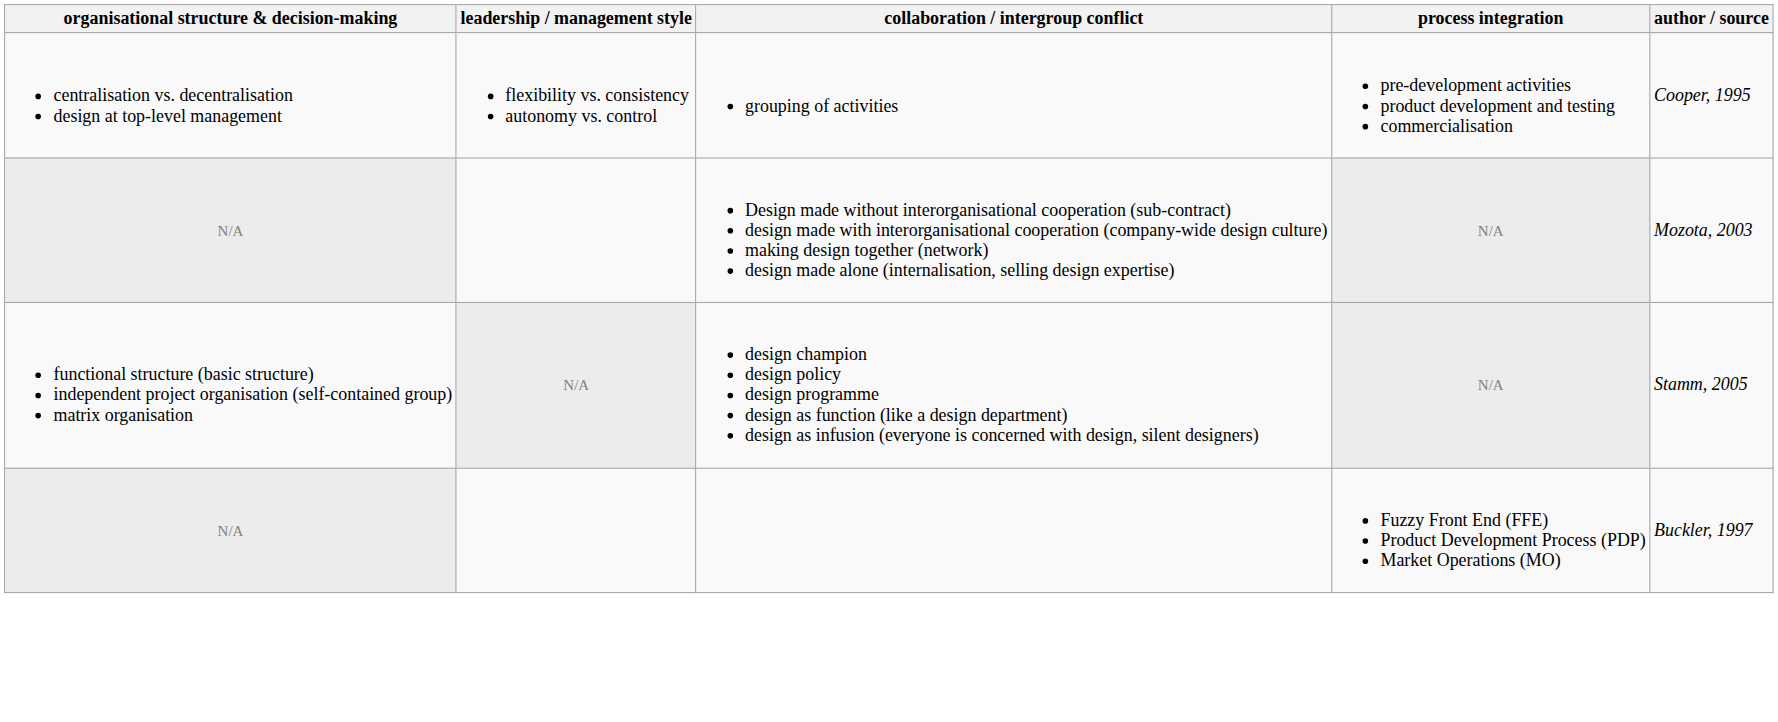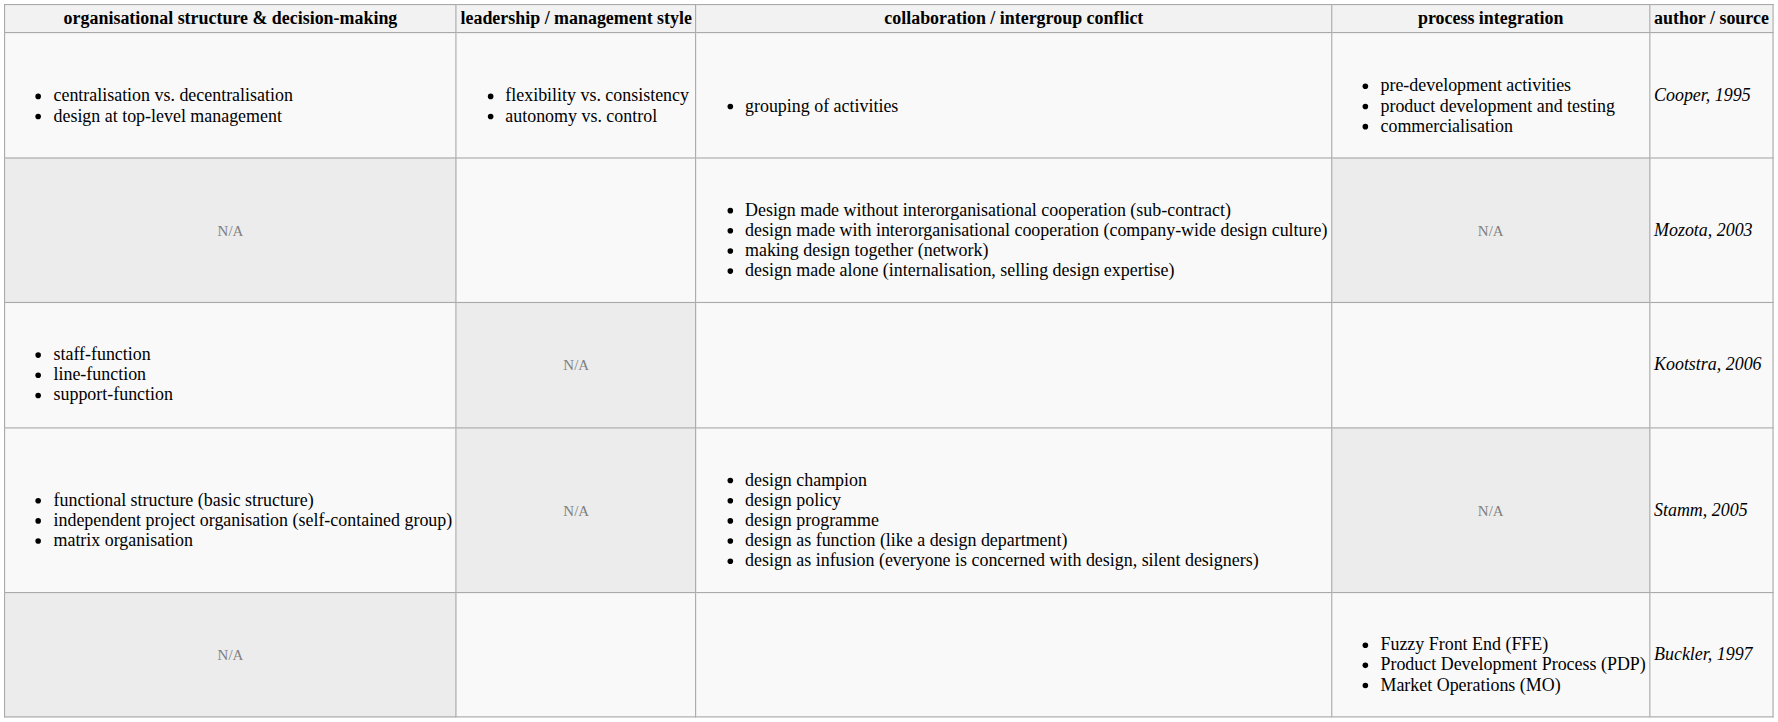+ row: (230, 375)
